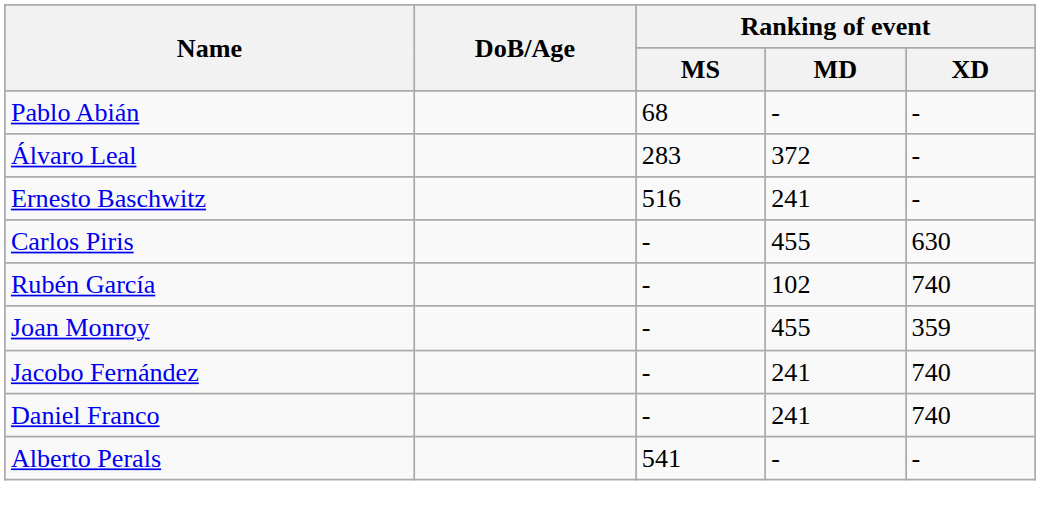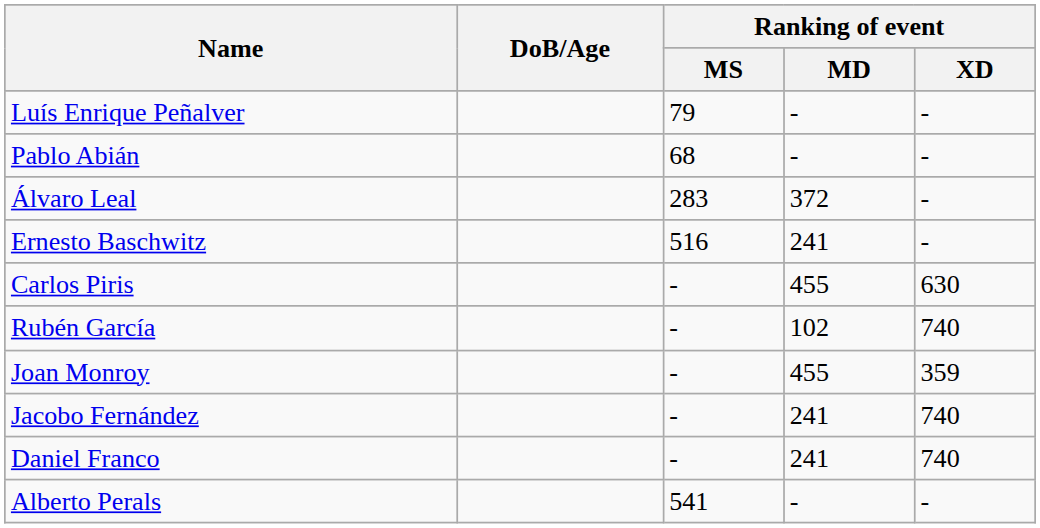+ row: (128, 112)
